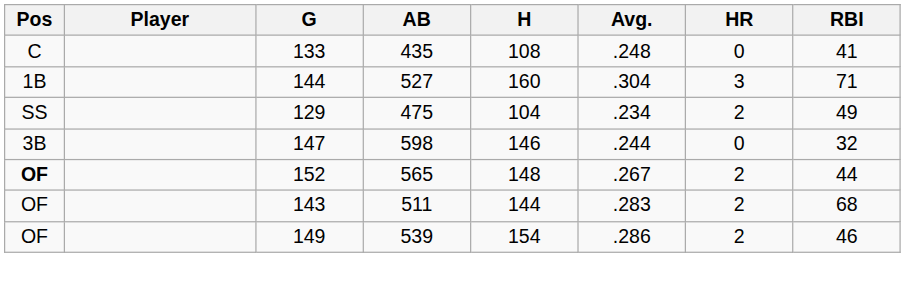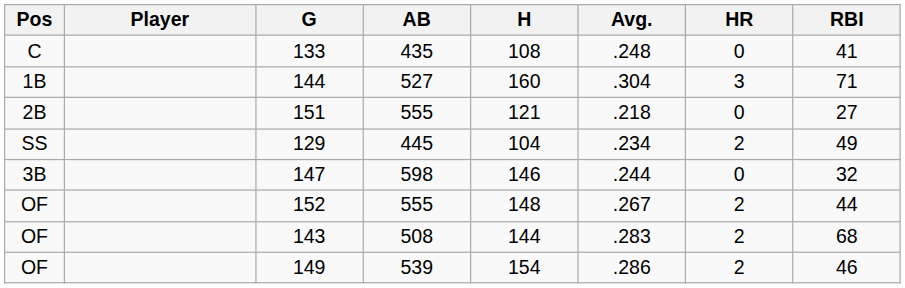+ row: (309, 112)
(417, 112) 475 -> (417, 143) 445
(34, 174) bold -> (34, 205) normal
(417, 174) 565 -> (417, 205) 555
(417, 205) 511 -> (417, 236) 508
